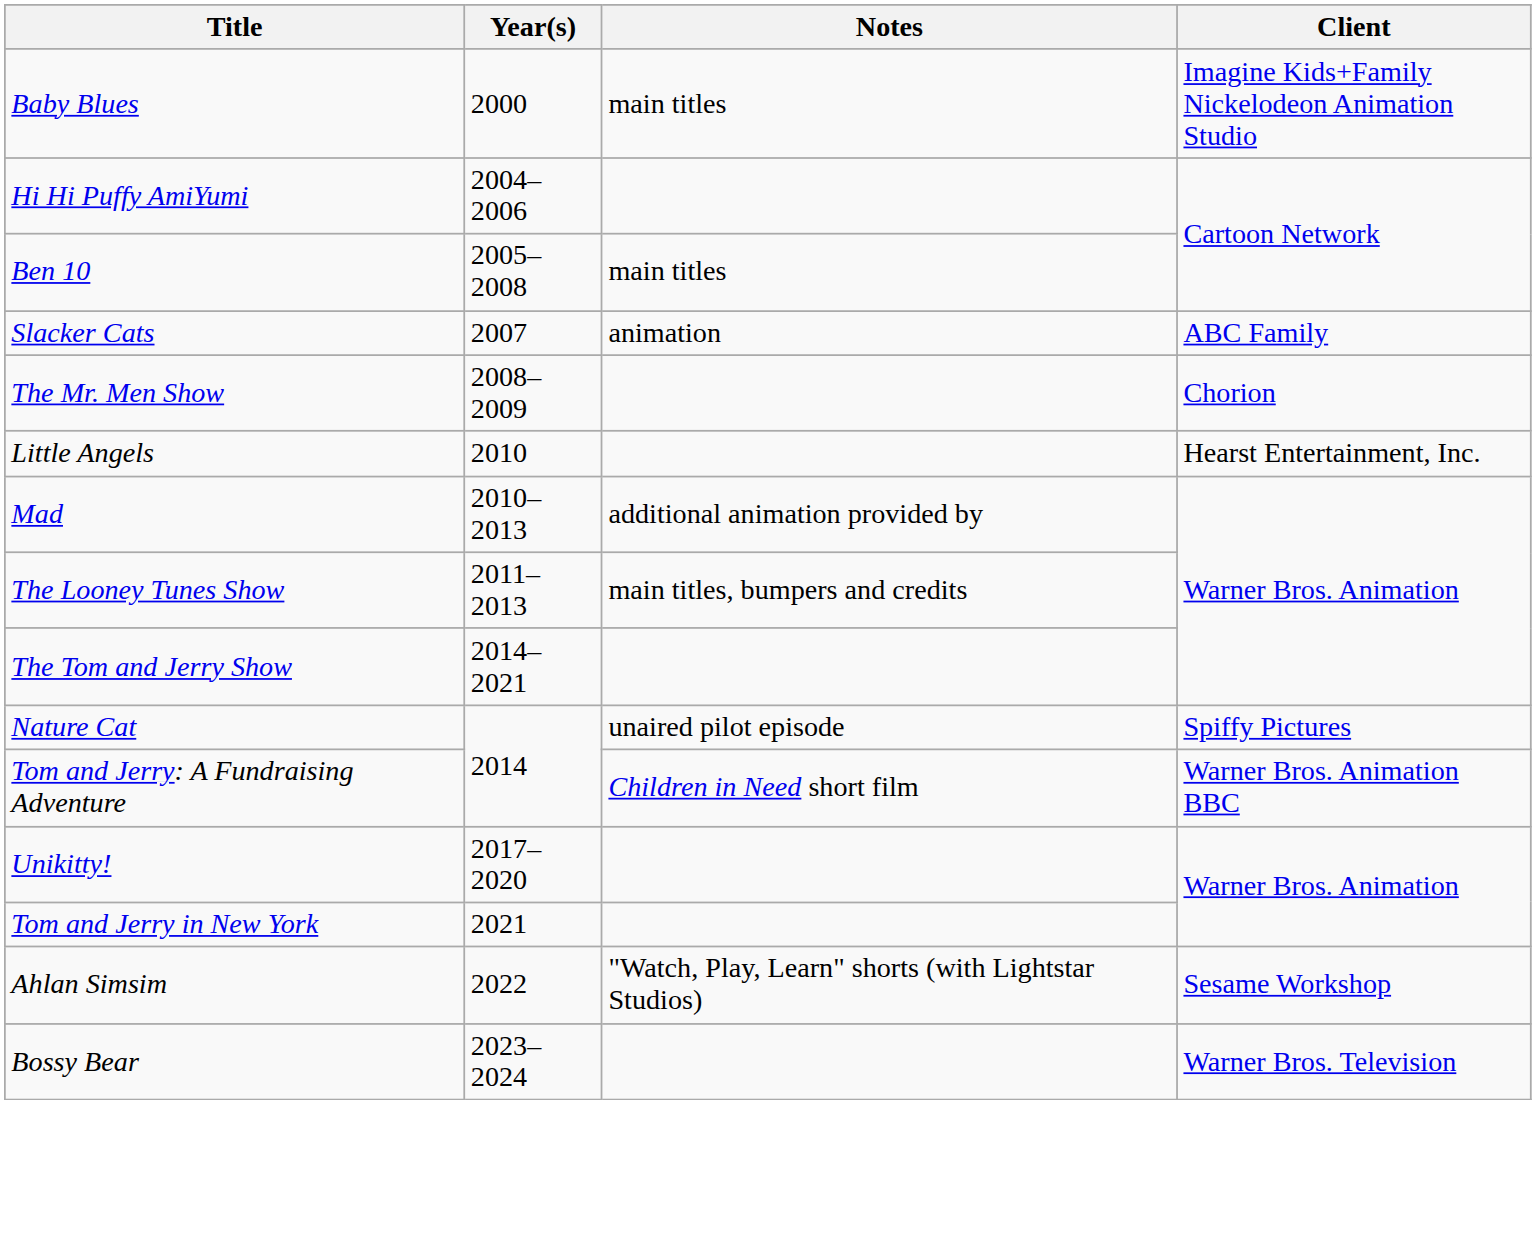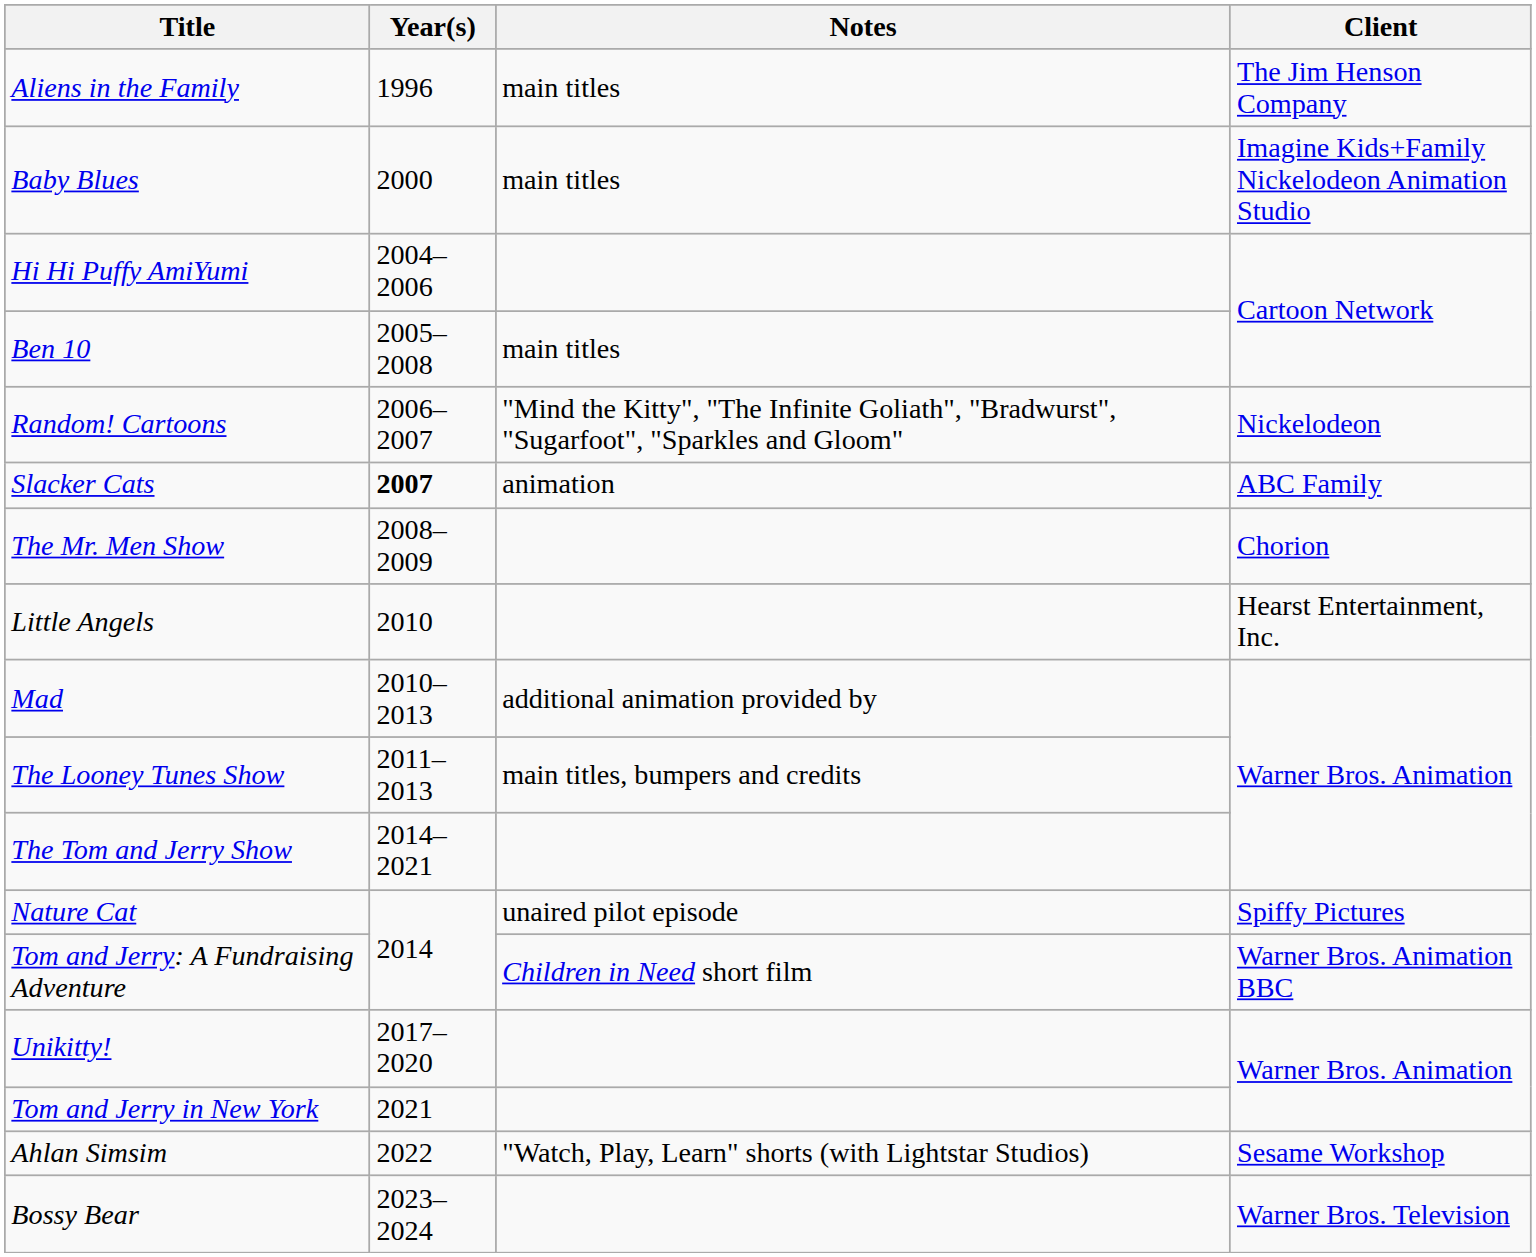+ row: (125, 87)
+ row: (119, 424)
(499, 332) normal -> (405, 484) bold
